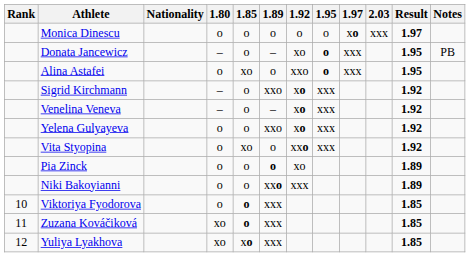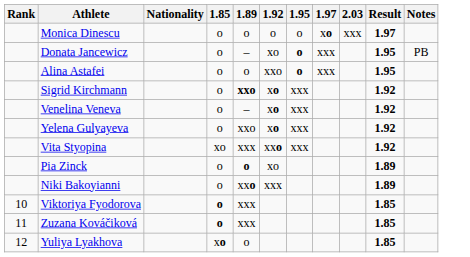- column: (220, 14)
(246, 71) xo -> (220, 71) o
(273, 90) normal -> (246, 90) bold
(273, 147) o -> (246, 147) xxx
(273, 242) xxx -> (246, 242) o
